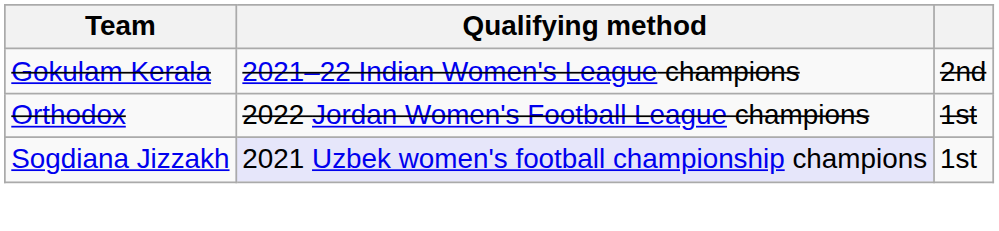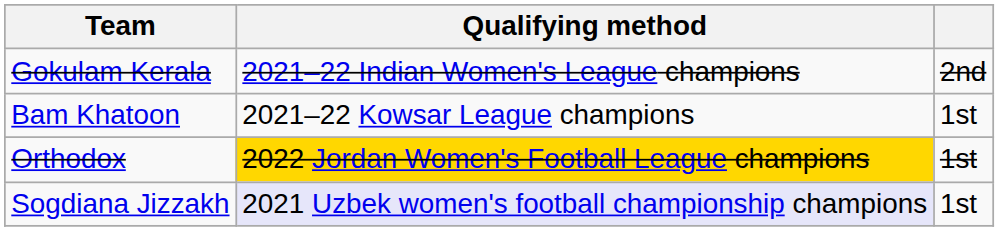+ row: (96, 114)
(556, 114) no background -> (556, 159) gold background
